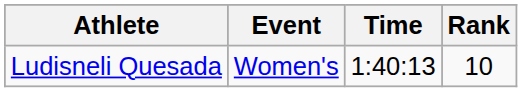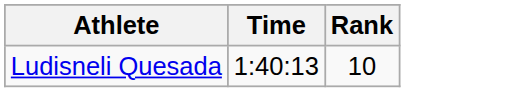- column: (286, 25)
